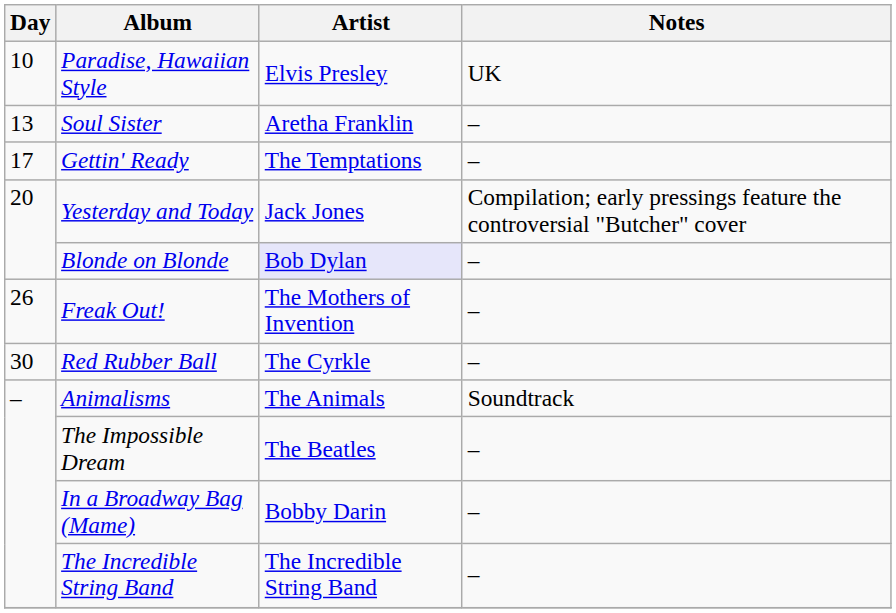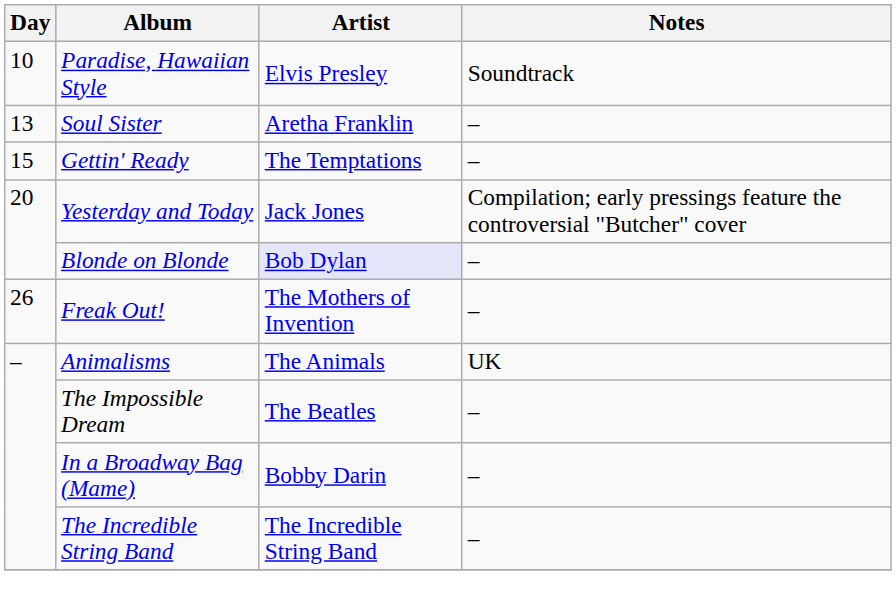(485, 73) UK -> (521, 73) Soundtrack
(22, 160) 17 -> (22, 160) 15
- row: (139, 361)
(521, 398) Soundtrack -> (485, 361) UK
